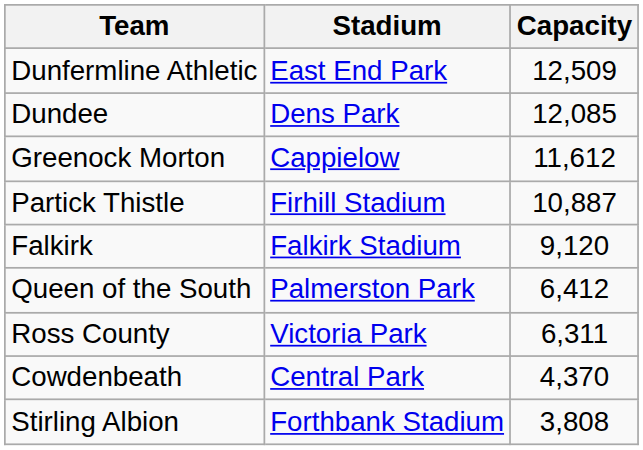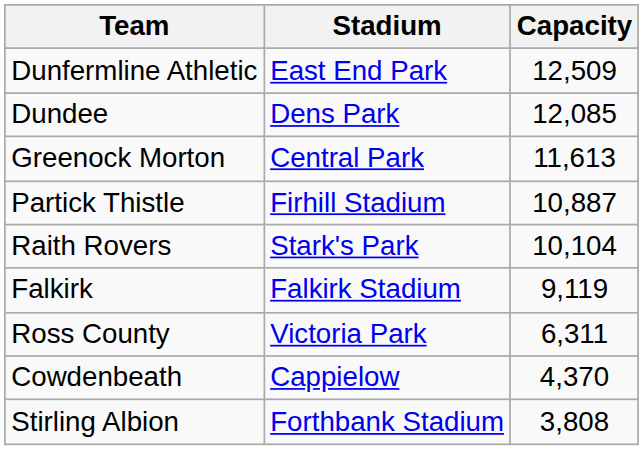(335, 158) Cappielow -> (347, 158) Central Park
(574, 158) 11,612 -> (574, 158) 11,613
+ row: (91, 245)
(575, 245) 9,120 -> (575, 289) 9,119
- row: (131, 289)
(347, 377) Central Park -> (335, 377) Cappielow
